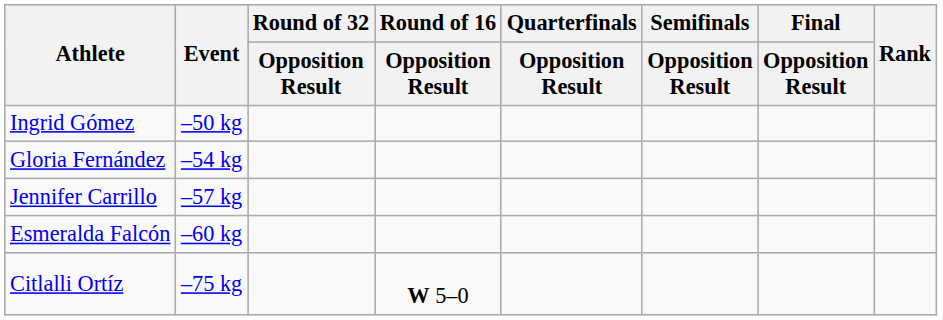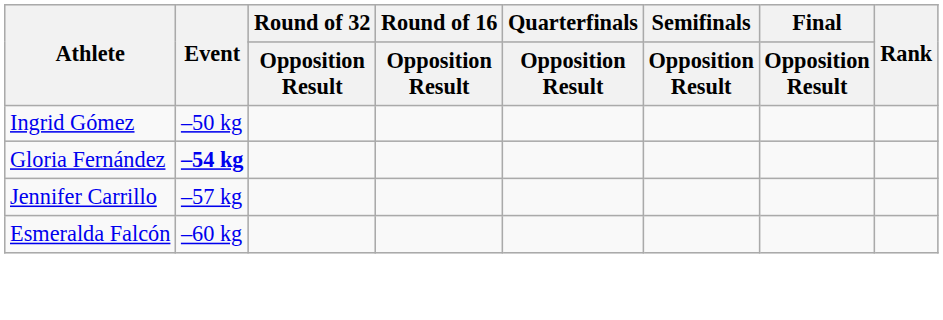(212, 160) normal -> (212, 160) bold
- row: (67, 283)
